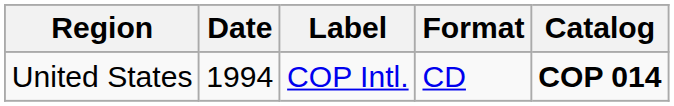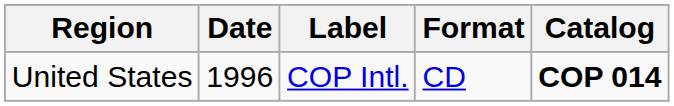(240, 76) 1994 -> (240, 76) 1996
